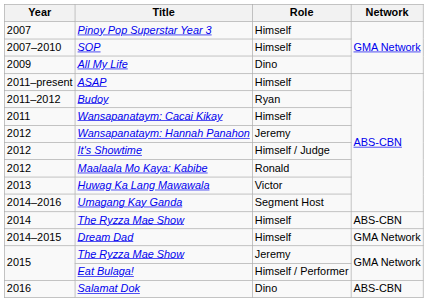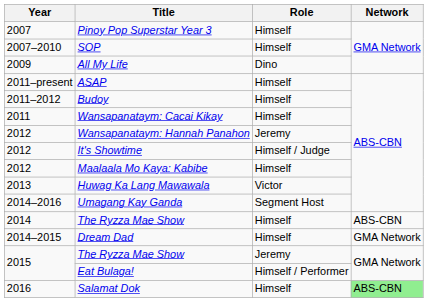(268, 99) Ryan -> (273, 99) Himself
(272, 168) Ronald -> (273, 168) Himself
(266, 289) Dino -> (273, 289) Himself
(378, 289) no background -> (378, 289) lightgreen background
